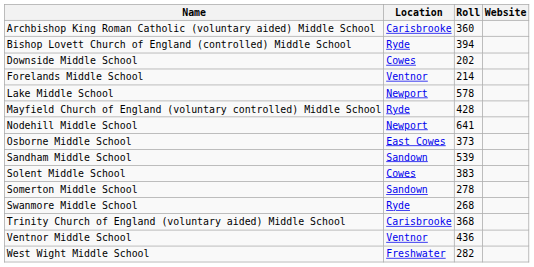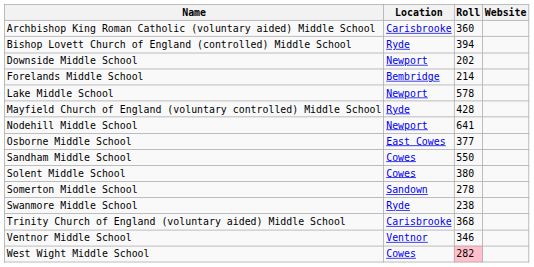(401, 61) Cowes -> (407, 61) Newport
(407, 77) Ventnor -> (413, 77) Bembridge
(465, 141) 373 -> (465, 141) 377
(407, 157) Sandown -> (401, 157) Cowes
(465, 157) 539 -> (465, 157) 550
(465, 173) 383 -> (465, 173) 380
(465, 206) 268 -> (465, 206) 238
(465, 238) 436 -> (465, 238) 346
(416, 254) Freshwater -> (401, 254) Cowes
(465, 254) no background -> (465, 254) pink background
